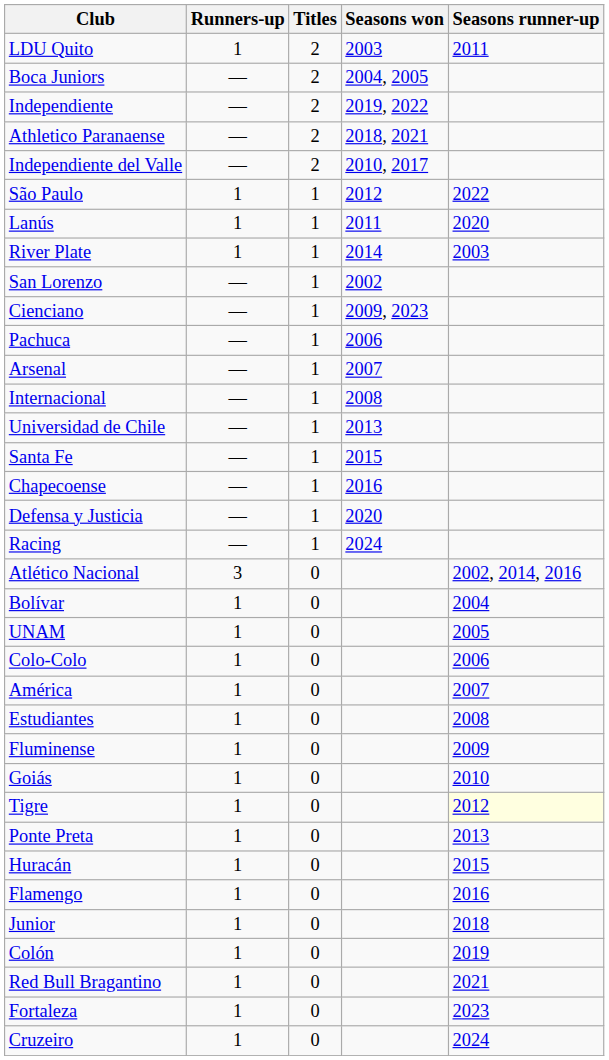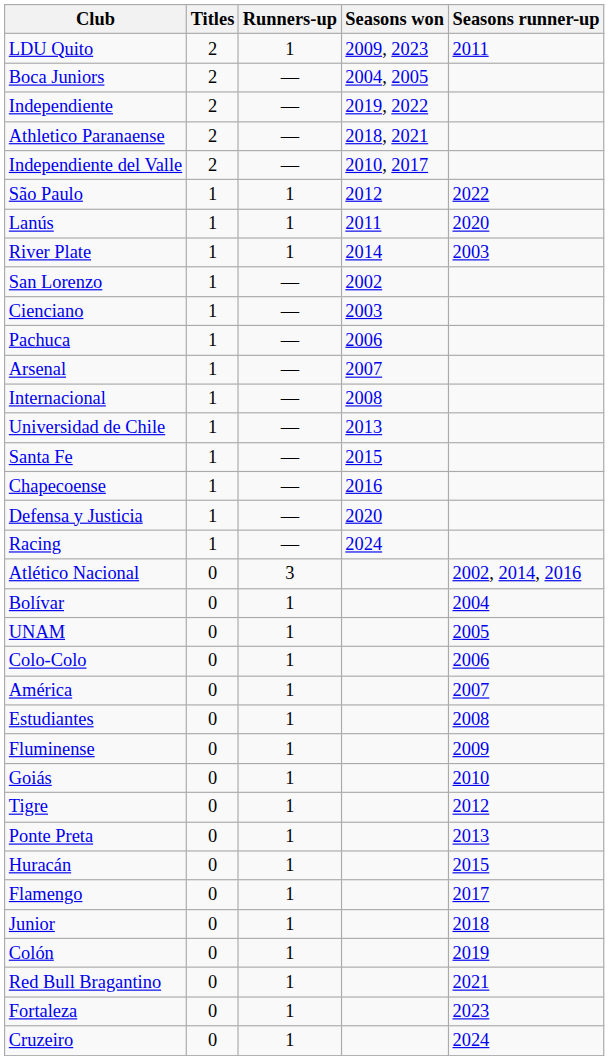columns swapped: (315, 19) <-> (238, 19)
(364, 48) 2003 -> (387, 48) 2009, 2023
(387, 310) 2009, 2023 -> (364, 310) 2003
(471, 806) lightyellow background -> (471, 806) no background
(471, 894) 2016 -> (471, 894) 2017
